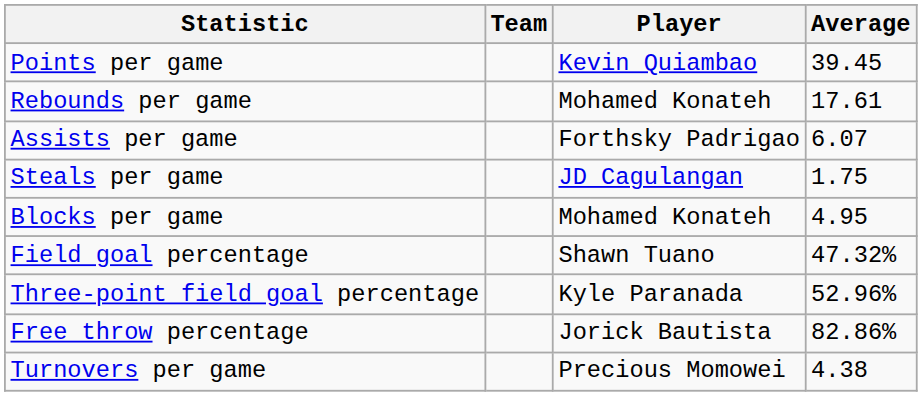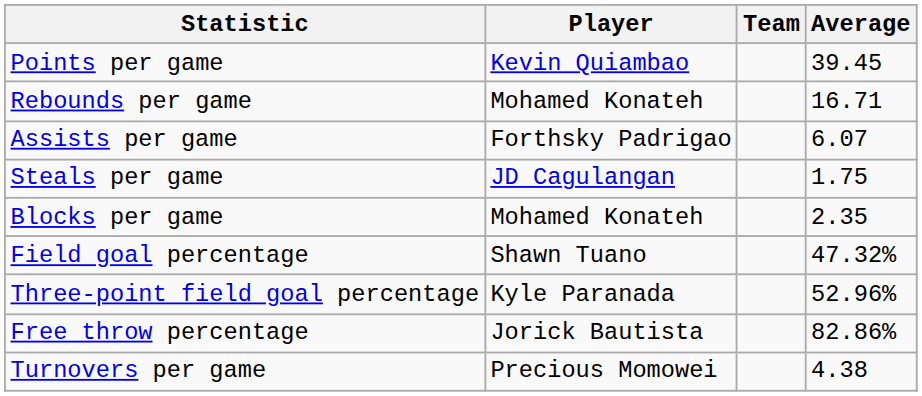columns swapped: (679, 24) <-> (519, 24)
(847, 101) 17.61 -> (847, 101) 16.71
(840, 217) 4.95 -> (840, 217) 2.35
